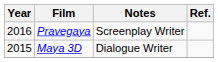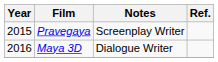(19, 31) 2016 -> (19, 31) 2015
(19, 48) 2015 -> (19, 48) 2016
